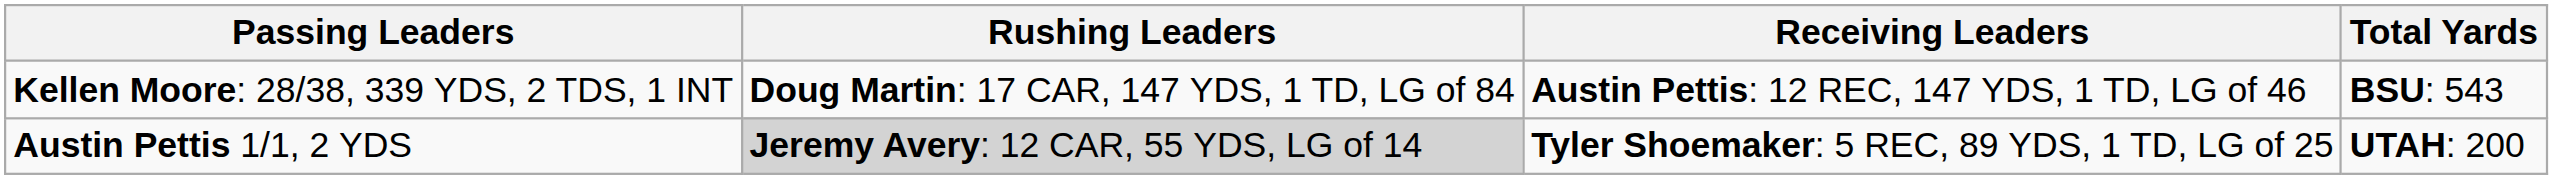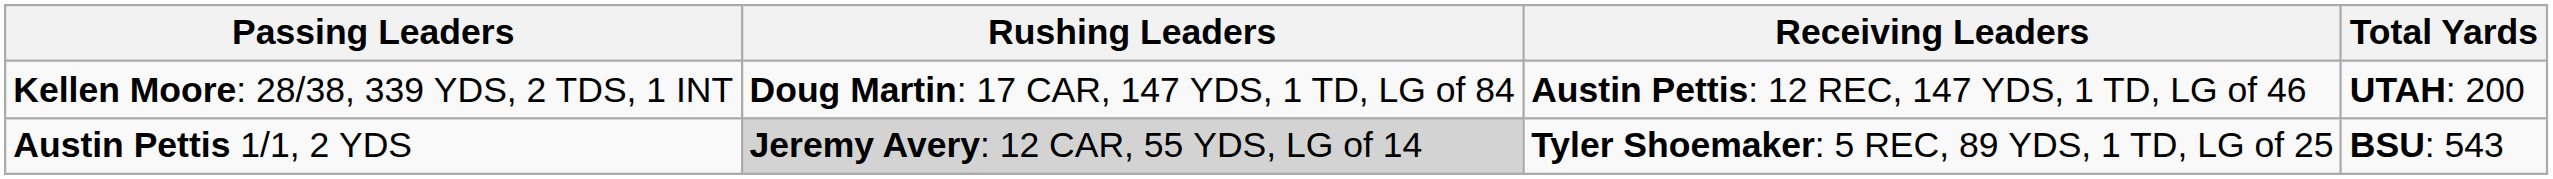(2427, 88) BSU: 543 -> (2437, 88) UTAH: 200
(2437, 145) UTAH: 200 -> (2427, 145) BSU: 543
